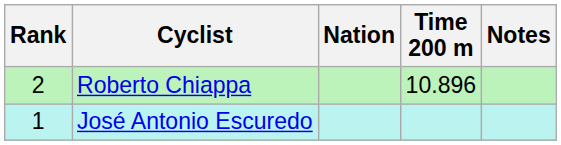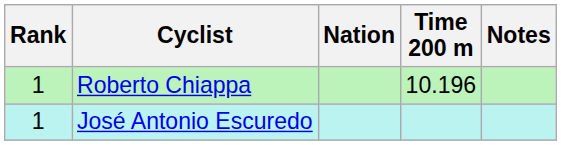(38, 85) 2 -> (38, 85) 1
(441, 85) 10.896 -> (441, 85) 10.196
